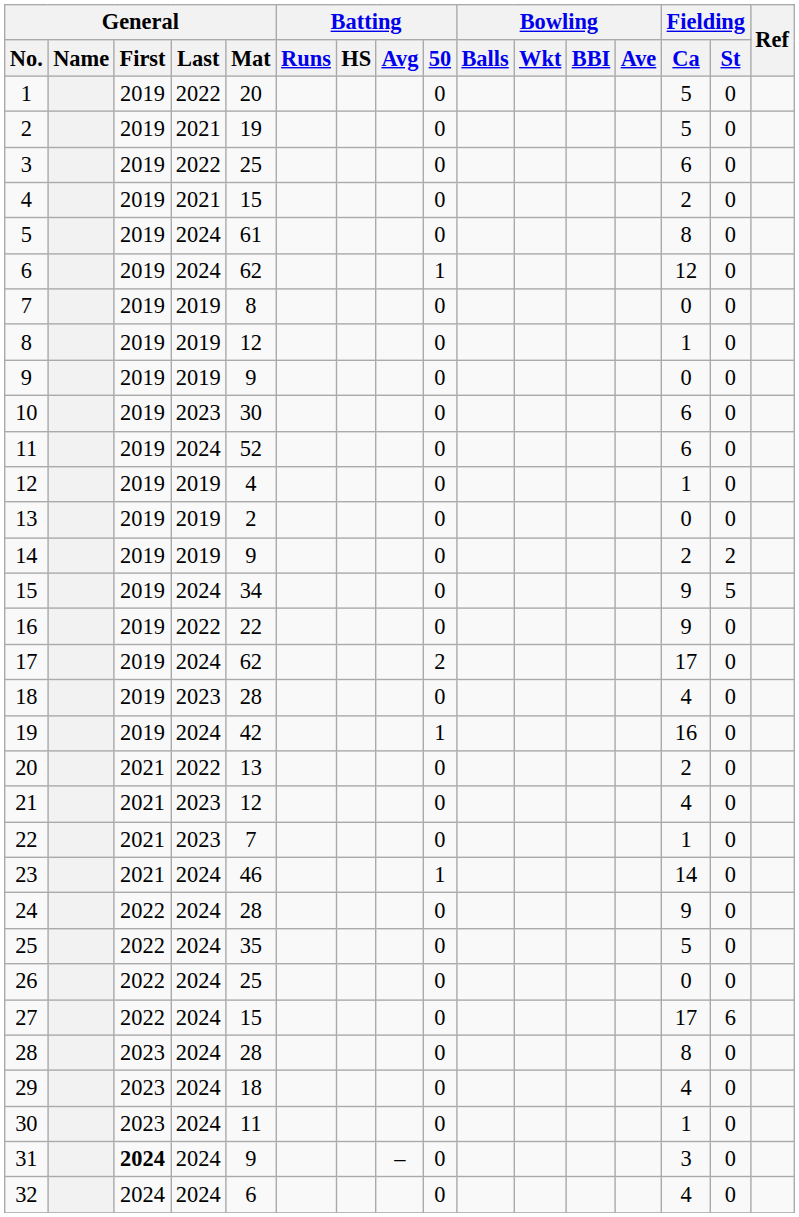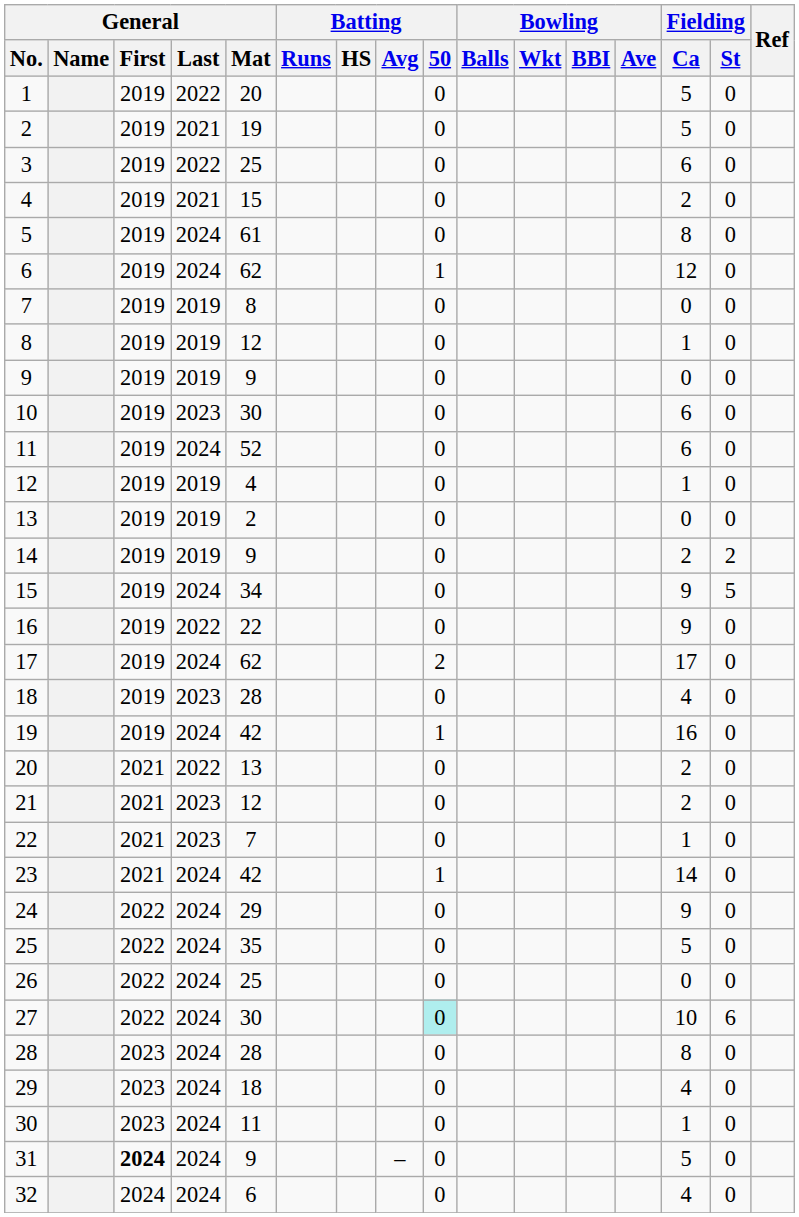(686, 803) 4 -> (686, 803) 2
(251, 874) 46 -> (251, 874) 42
(251, 910) 28 -> (251, 910) 29
(251, 1016) 15 -> (251, 1016) 30
(440, 1016) no background -> (440, 1016) paleturquoise background
(686, 1016) 17 -> (686, 1016) 10
(686, 1159) 3 -> (686, 1159) 5
